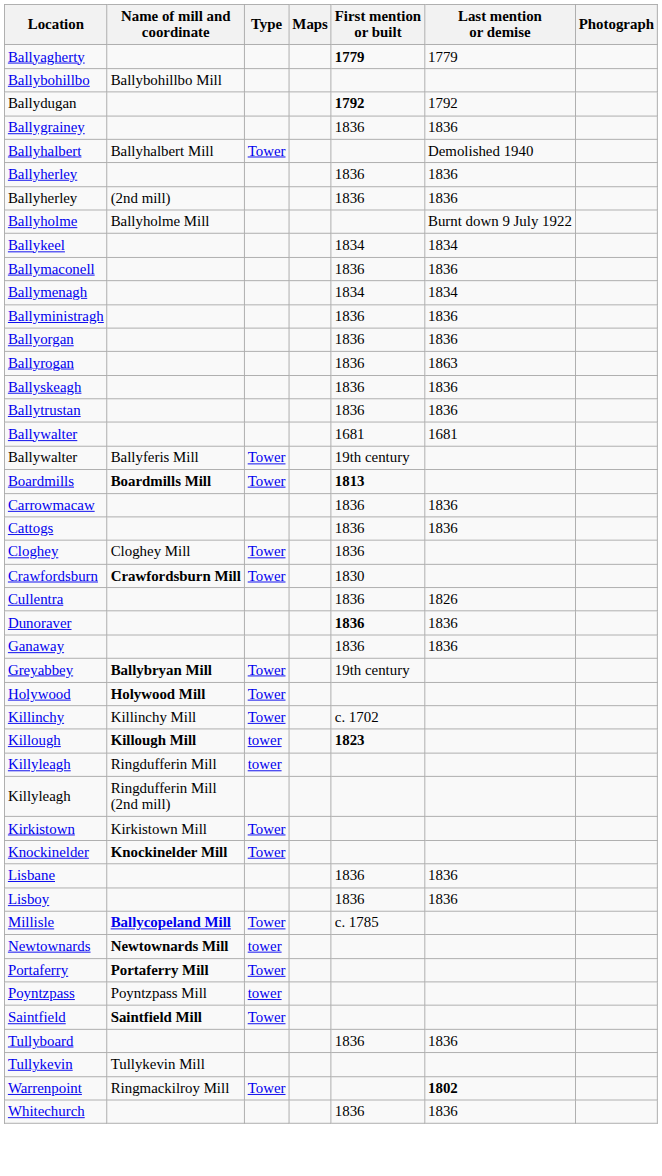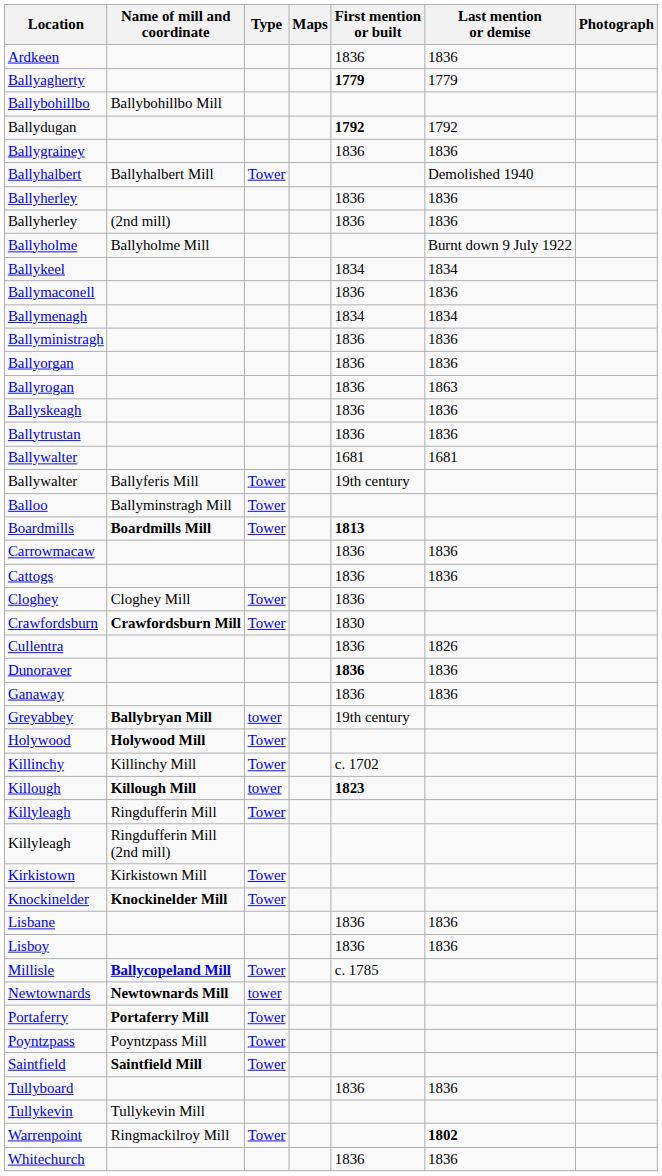+ row: (34, 56)
+ row: (28, 505)
(267, 670) Tower -> (265, 717) tower
(265, 764) tower -> (267, 811) Tower
(265, 993) tower -> (267, 1040) Tower
